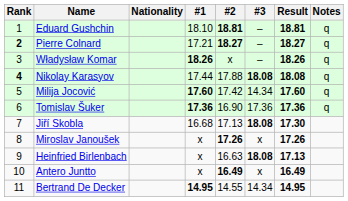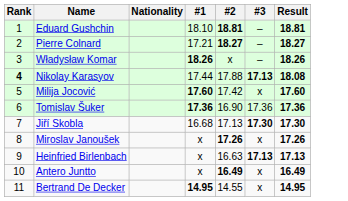- column: (327, 12)
(19, 44) bold -> (19, 44) normal
(260, 76) 18.08 -> (260, 76) 17.13
(260, 92) 14.34 -> (260, 92) x
(260, 124) 18.08 -> (260, 124) 17.30
(260, 156) 18.08 -> (260, 156) 17.13
(260, 188) 14.34 -> (260, 188) x
